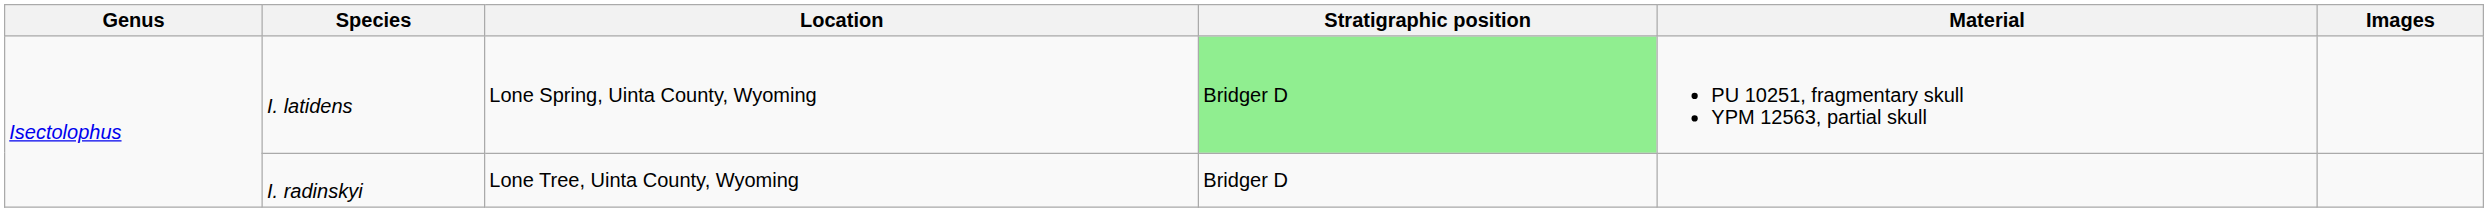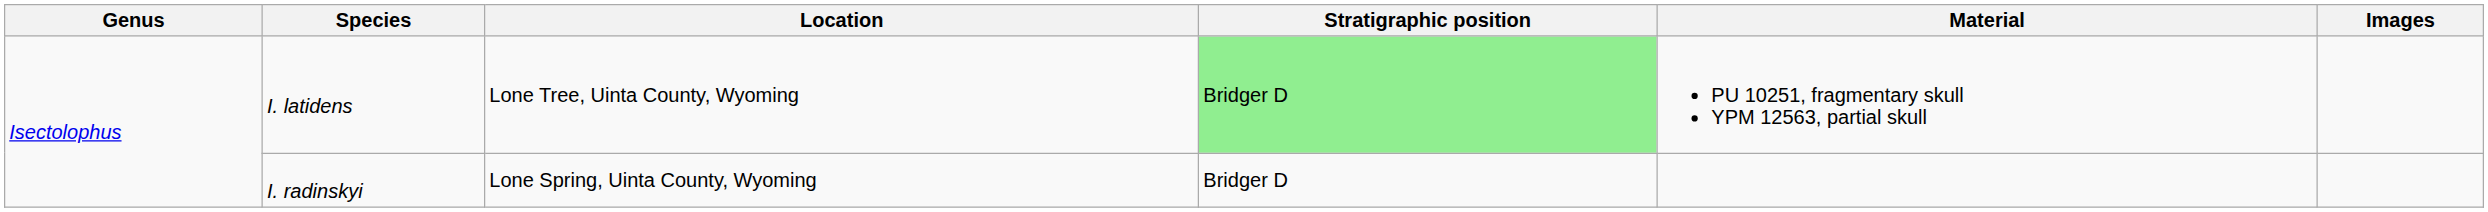(653, 94) Lone Spring, Uinta County, Wyoming -> (644, 94) Lone Tree, Uinta County, Wyoming
(644, 180) Lone Tree, Uinta County, Wyoming -> (653, 180) Lone Spring, Uinta County, Wyoming
